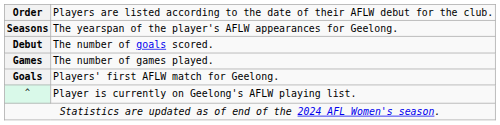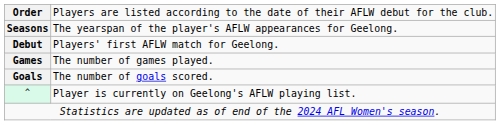(133, 45) The number of goals scored. -> (166, 45) Players' first AFLW match for Geelong.
(166, 77) Players' first AFLW match for Geelong. -> (133, 77) The number of goals scored.
